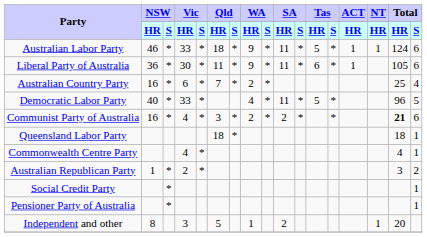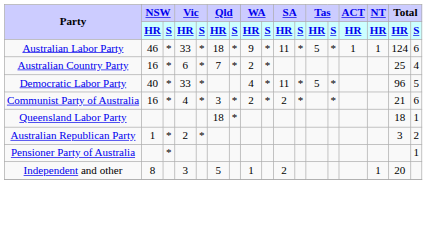- row: (73, 65)
(400, 118) bold -> (400, 100) normal
- row: (73, 153)
- row: (73, 188)
